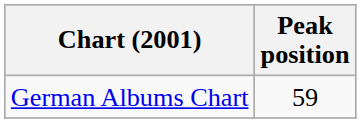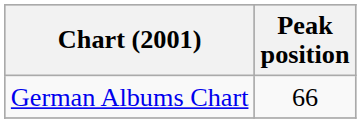(305, 96) 59 -> (305, 96) 66
